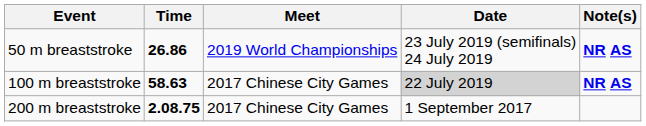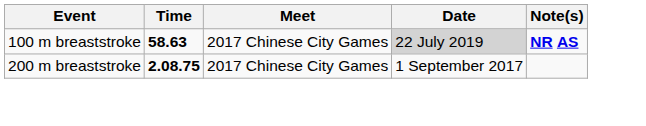- row: (70, 50)
